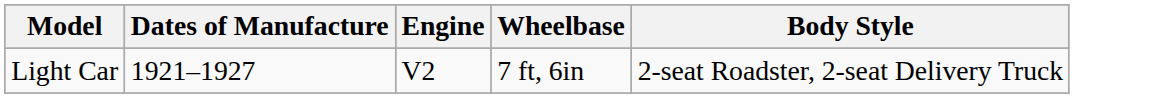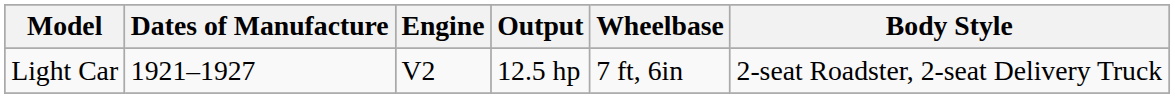+ column: (540, 26)
